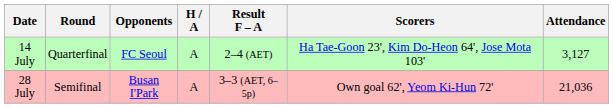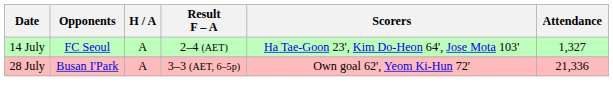- column: (78, 20)
(576, 53) 3,127 -> (572, 47) 1,327
(576, 86) 21,036 -> (572, 66) 21,336
